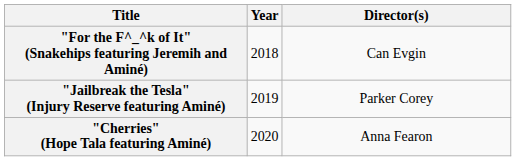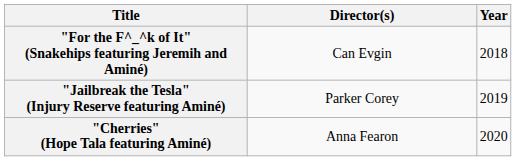columns swapped: (265, 15) <-> (396, 15)
